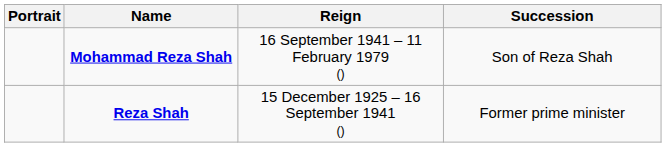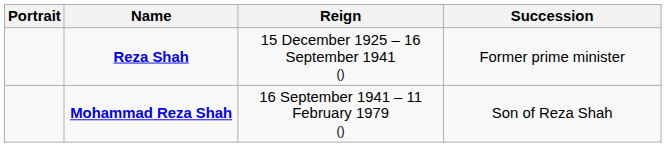rows swapped: (151, 113) <-> (151, 56)
